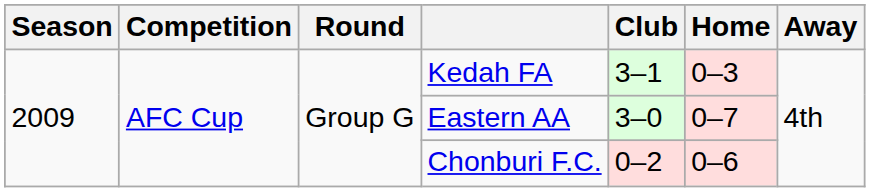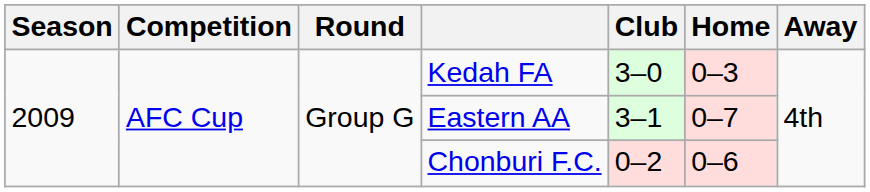(639, 72) 3–1 -> (639, 72) 3–0
(639, 117) 3–0 -> (639, 117) 3–1
